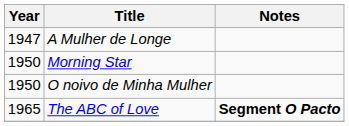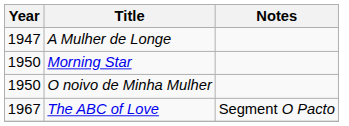(24, 109) 1965 -> (24, 109) 1967
(280, 109) bold -> (277, 109) normal
